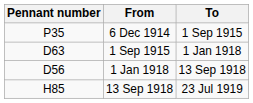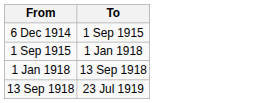- column: (54, 13)
